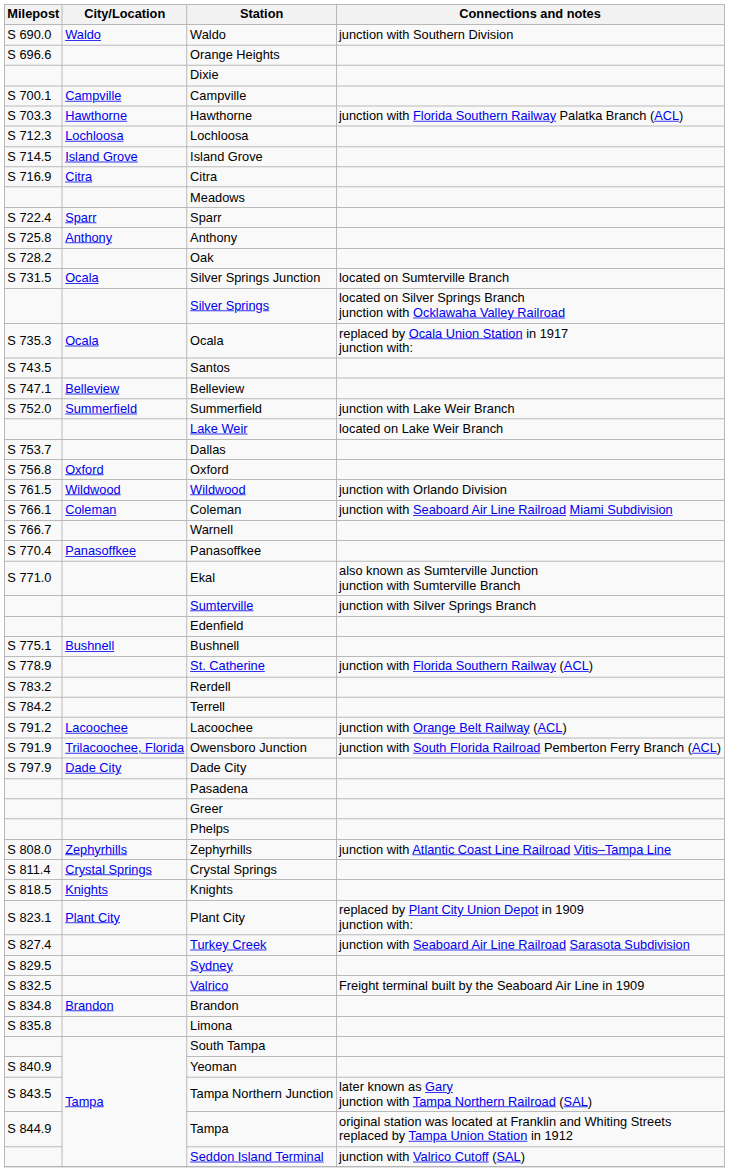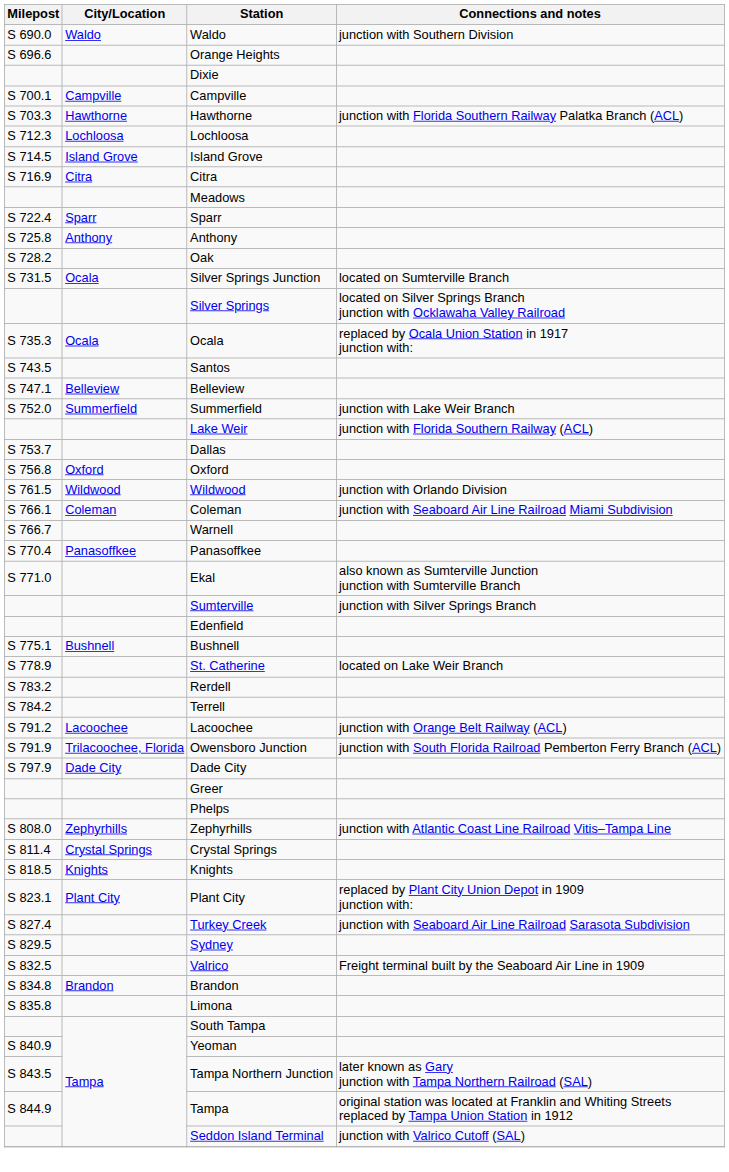(421, 429) located on Lake Weir Branch -> (466, 429) junction with Florida Southern Railway (ACL)
(466, 666) junction with Florida Southern Railway (ACL) -> (421, 666) located on Lake Weir Branch
- row: (219, 788)
